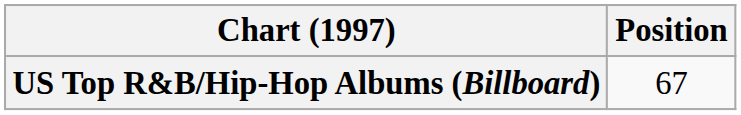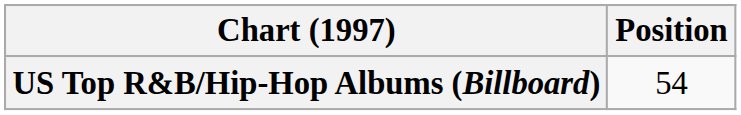(672, 82) 67 -> (672, 82) 54
